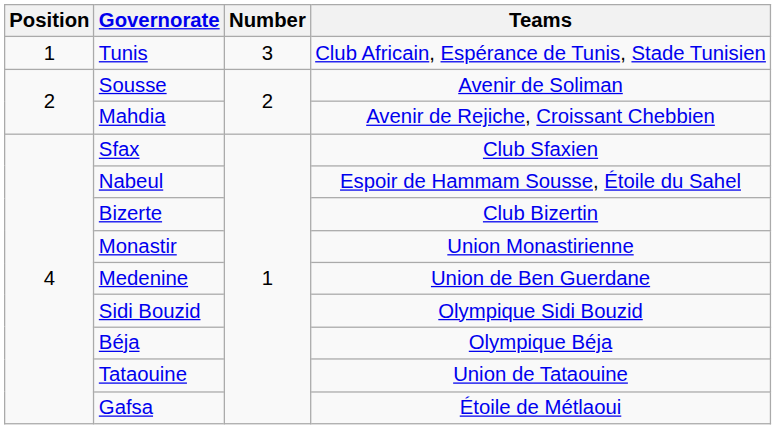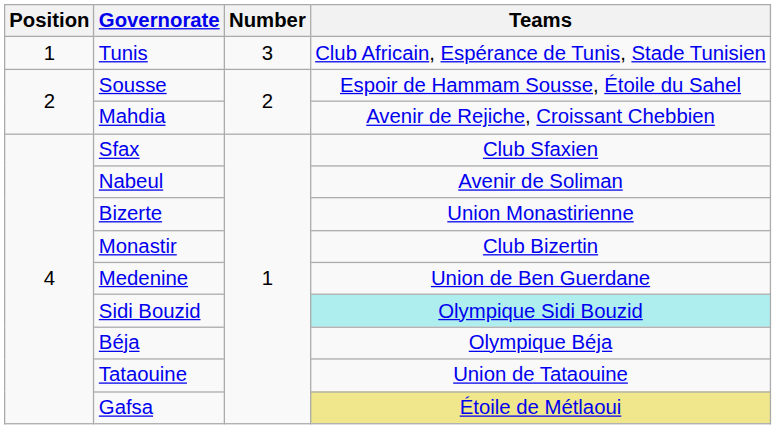(541, 85) Avenir de Soliman -> (541, 85) Espoir de Hammam Sousse, Étoile du Sahel
(541, 181) Espoir de Hammam Sousse, Étoile du Sahel -> (541, 181) Avenir de Soliman
(541, 213) Club Bizertin -> (541, 213) Union Monastirienne
(541, 246) Union Monastirienne -> (541, 246) Club Bizertin
(541, 310) no background -> (541, 310) paleturquoise background
(541, 407) no background -> (541, 407) khaki background
